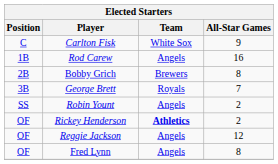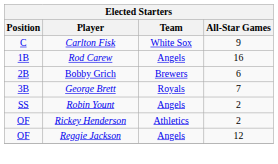(238, 74) 8 -> (238, 74) 6
(171, 120) bold -> (171, 120) normal
- row: (90, 151)
